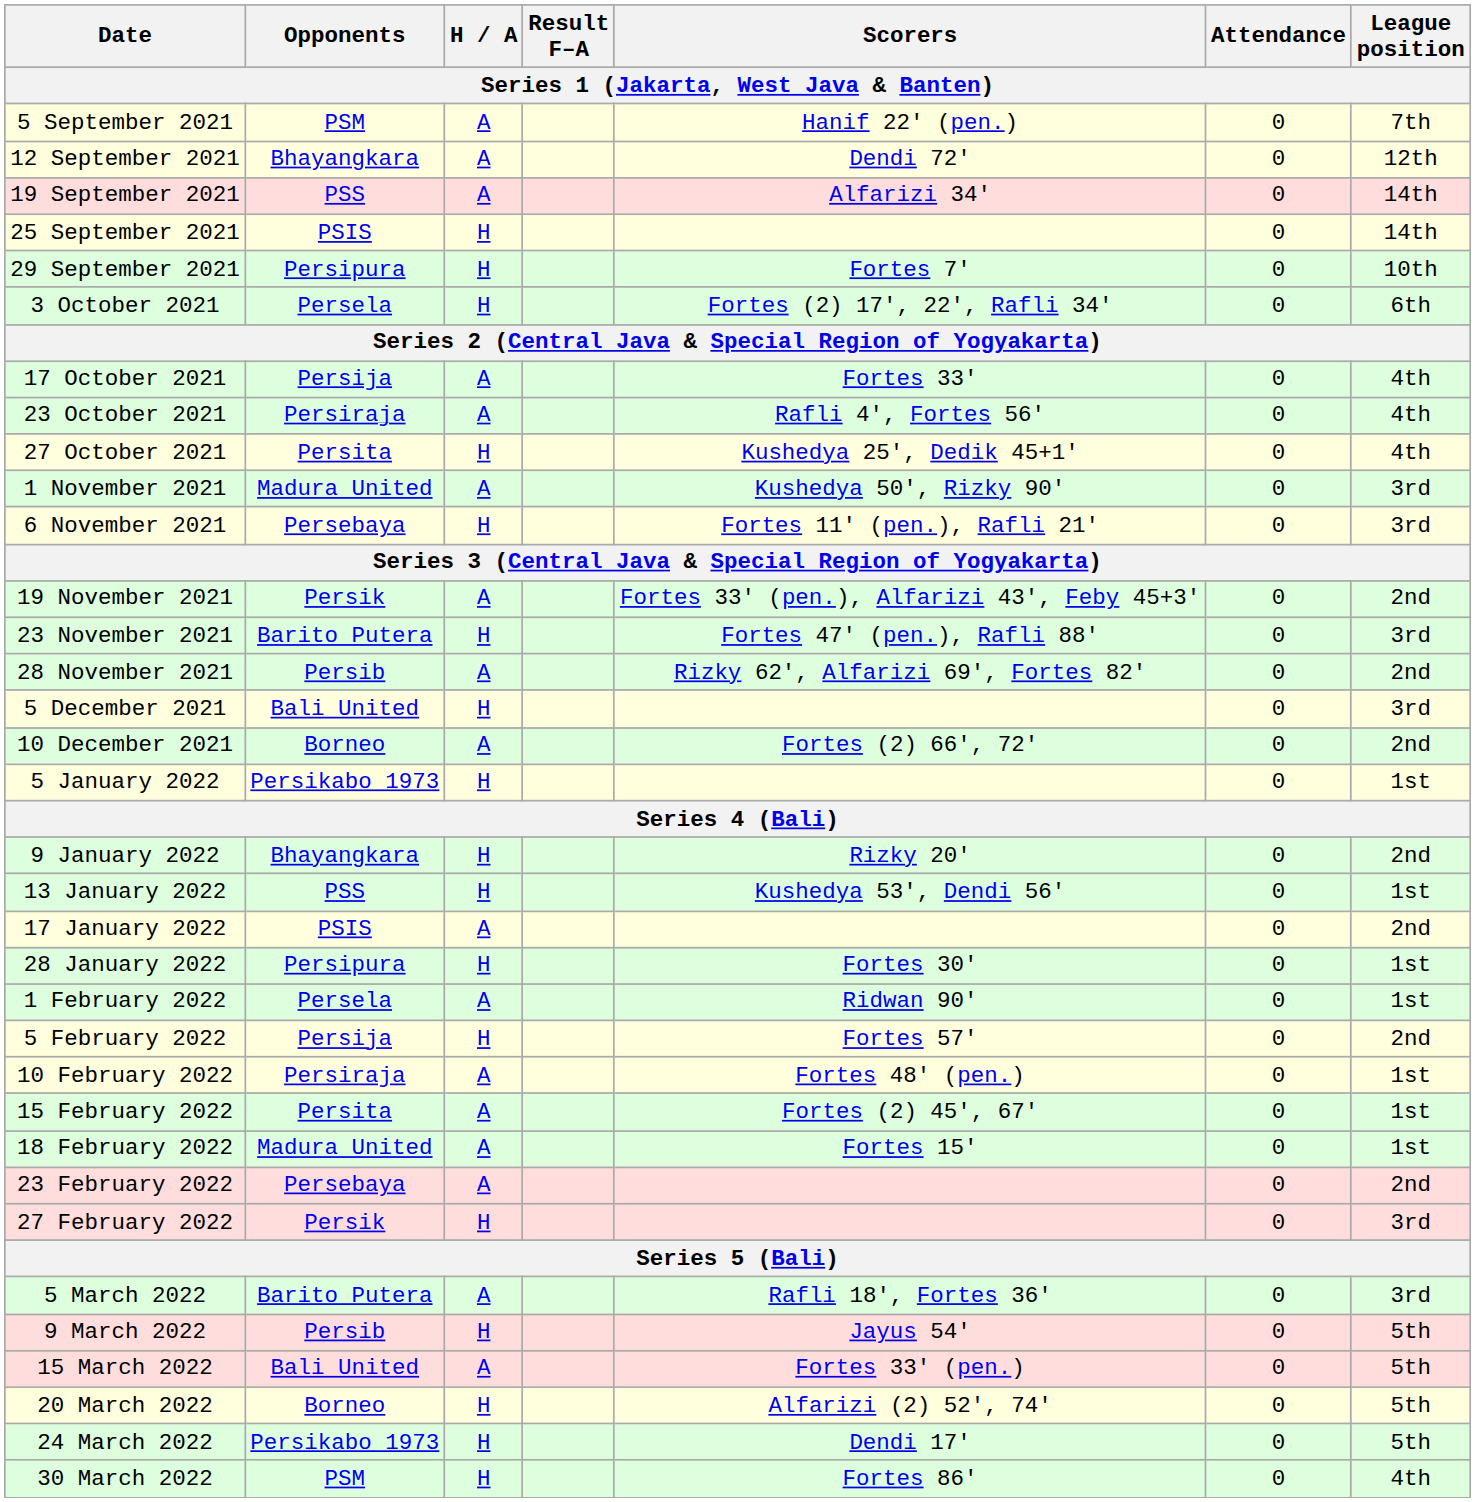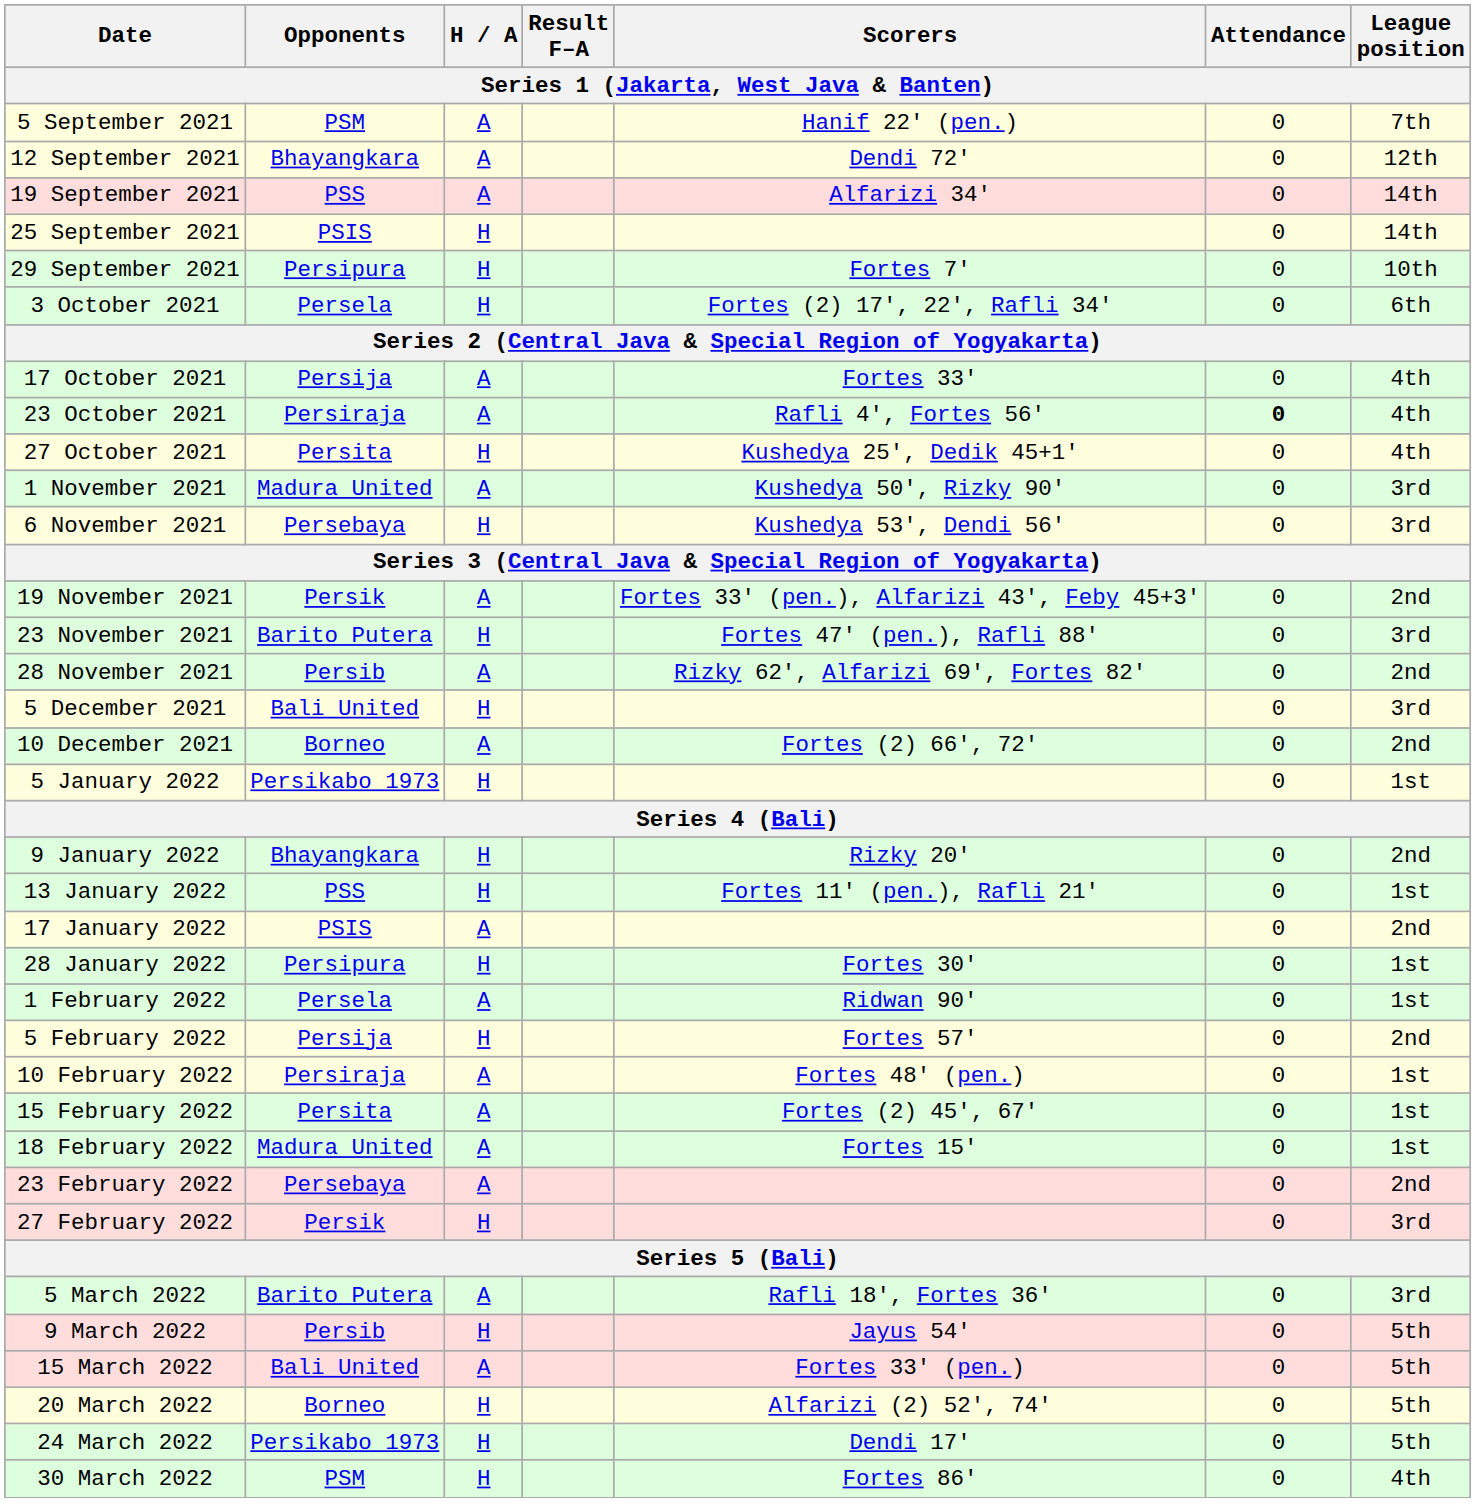(1279, 416) normal -> (1279, 416) bold
(910, 526) Fortes 11' (pen.), Rafli 21' -> (910, 526) Kushedya 53', Dendi 56'
(910, 892) Kushedya 53', Dendi 56' -> (910, 892) Fortes 11' (pen.), Rafli 21'
